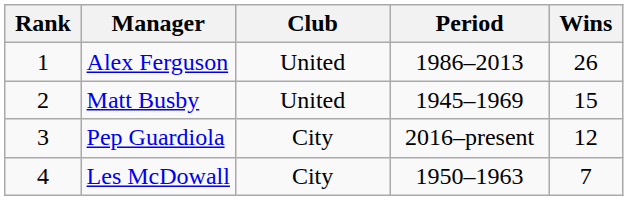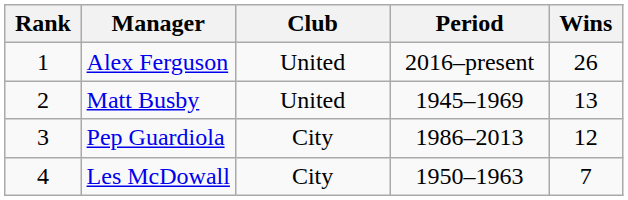(470, 61) 1986–2013 -> (470, 61) 2016–present
(586, 99) 15 -> (586, 99) 13
(470, 137) 2016–present -> (470, 137) 1986–2013
